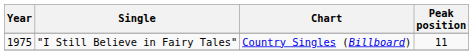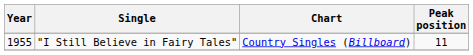(19, 42) 1975 -> (19, 42) 1955
